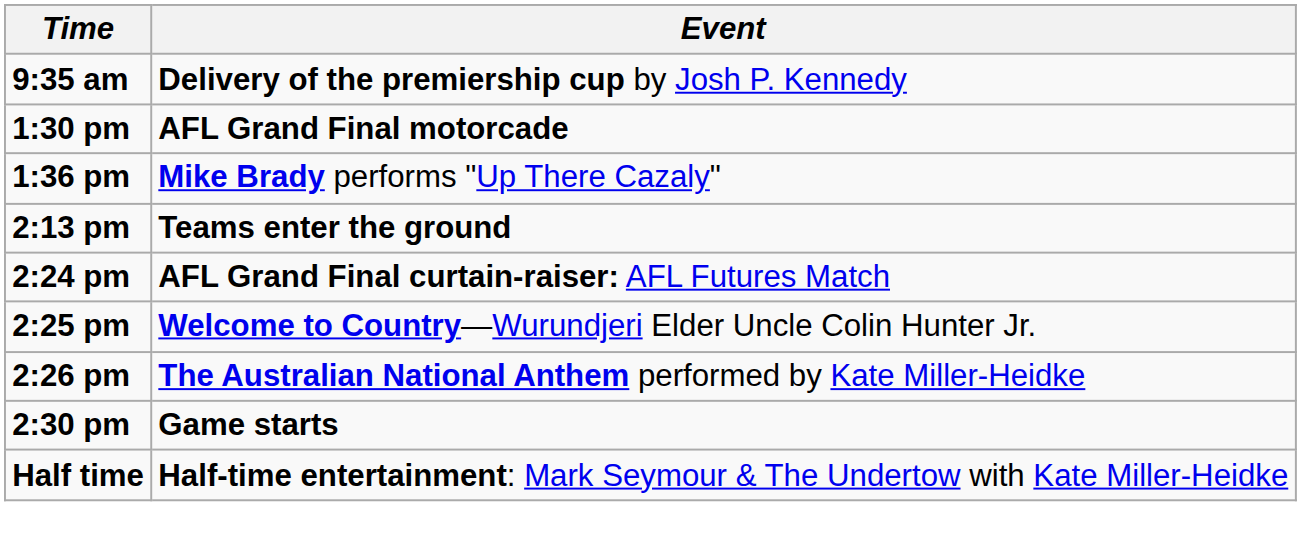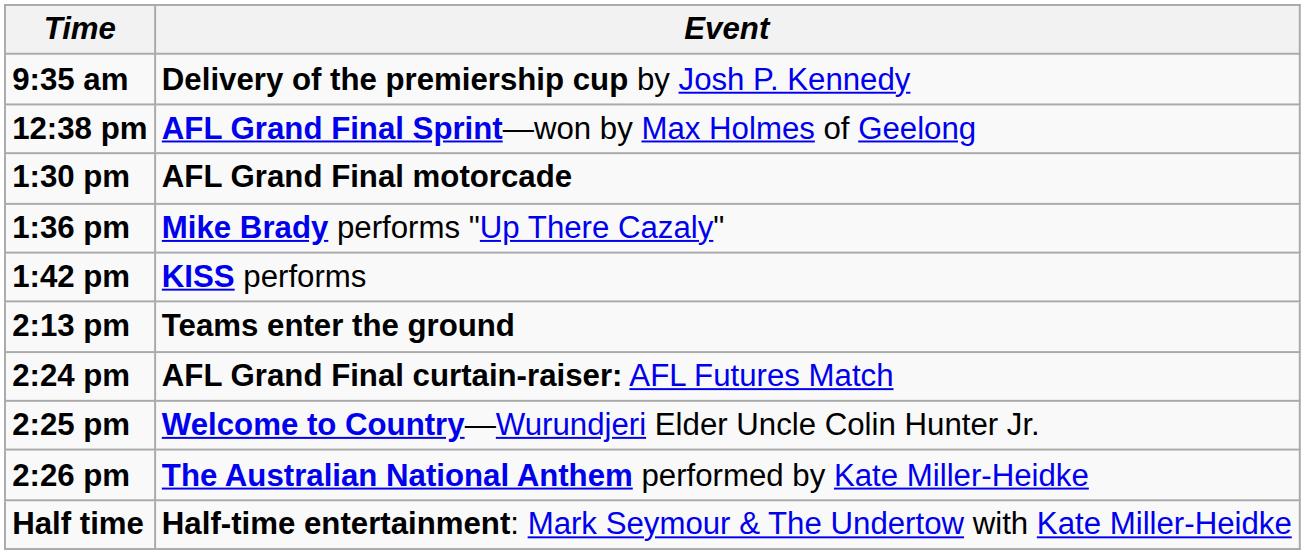+ row: (80, 128)
+ row: (71, 276)
- row: (71, 425)
